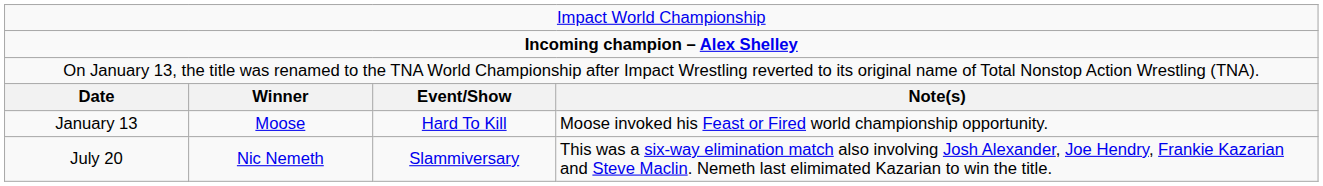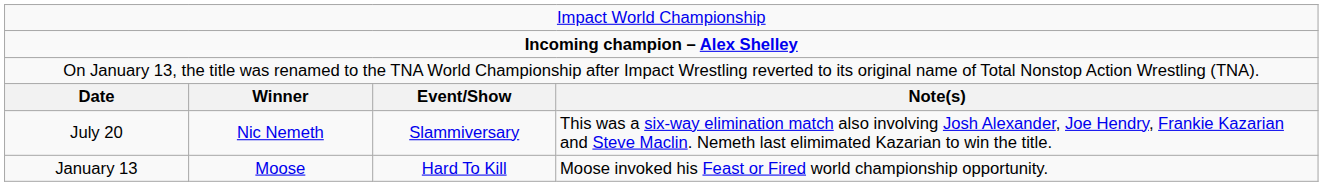rows swapped: (96, 123) <-> (96, 159)
